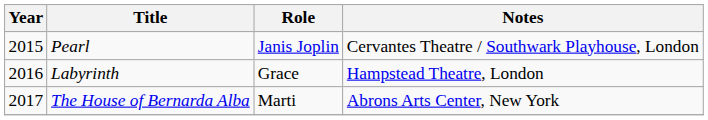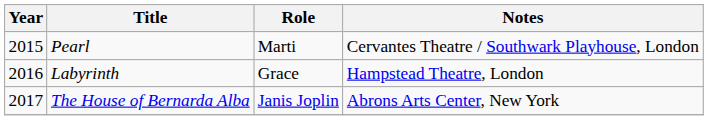(298, 45) Janis Joplin -> (277, 45) Marti
(277, 100) Marti -> (298, 100) Janis Joplin
